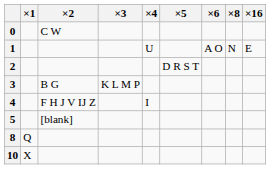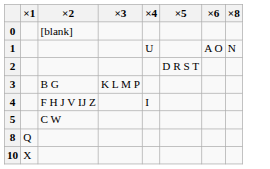- column: (254, 13)
(51, 31) C W -> (57, 31) [blank]
(57, 119) [blank] -> (51, 119) C W
